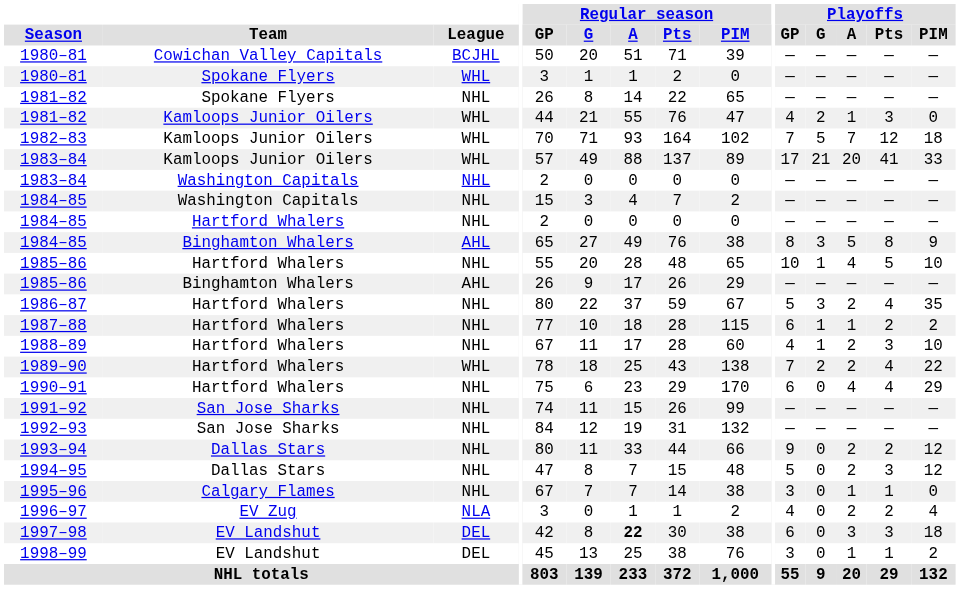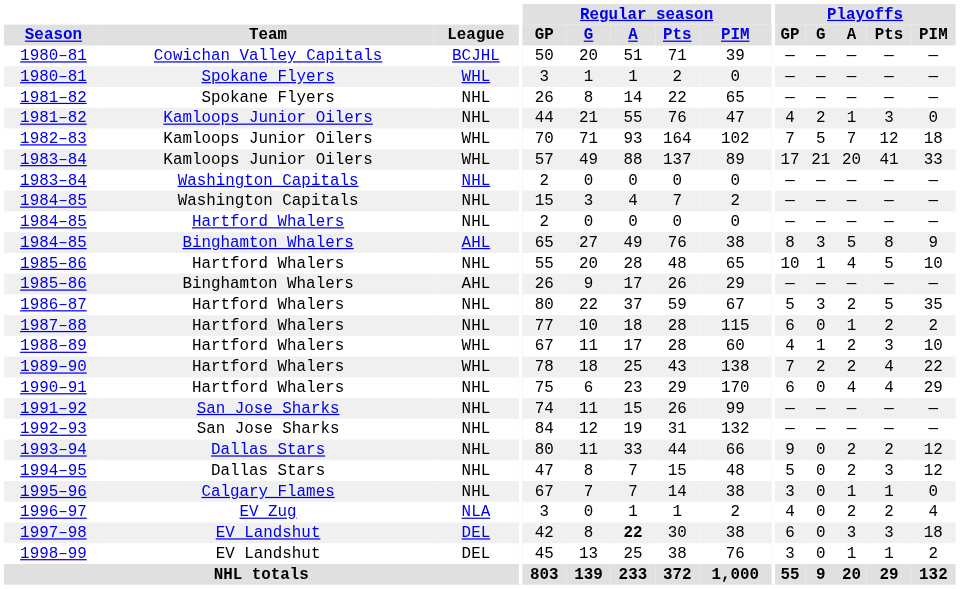(476, 118) WHL -> (476, 118) NHL
(889, 305) 4 -> (889, 305) 5
(821, 325) 1 -> (821, 325) 0
(476, 346) NHL -> (476, 346) WHL
